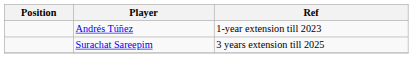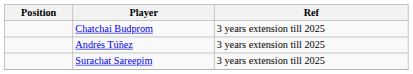+ row: (114, 28)
(269, 28) 1-year extension till 2023 -> (271, 45) 3 years extension till 2025
